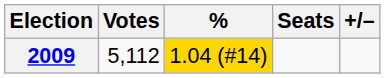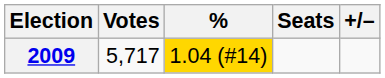(134, 55) 5,112 -> (133, 55) 5,717
